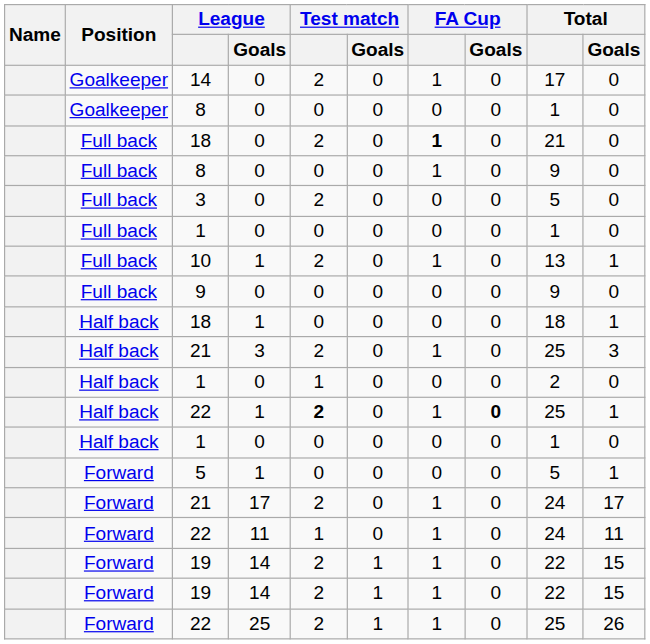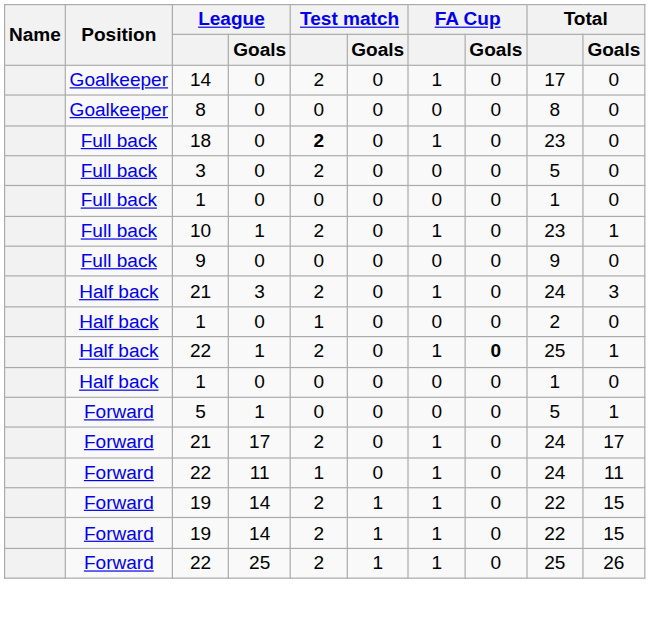(555, 110) 1 -> (555, 110) 8
(319, 140) normal -> (319, 140) bold
(437, 140) bold -> (437, 140) normal
(555, 140) 21 -> (555, 140) 23
- row: (119, 170)
(555, 261) 13 -> (555, 230) 23
- row: (119, 321)
(555, 351) 25 -> (555, 291) 24
(319, 412) bold -> (319, 351) normal
